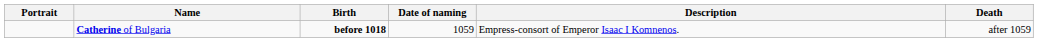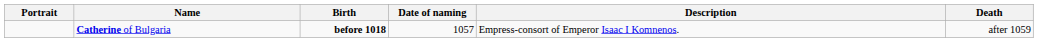(463, 29) 1059 -> (463, 29) 1057
